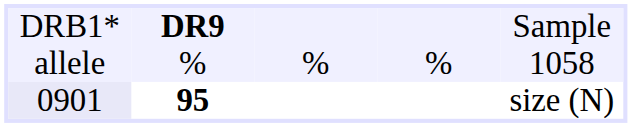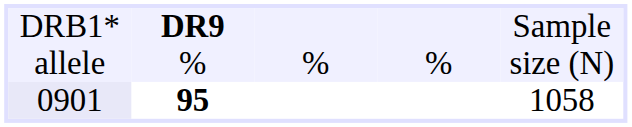(562, 62) 1058 -> (562, 62) size (N)
(562, 99) size (N) -> (562, 99) 1058
